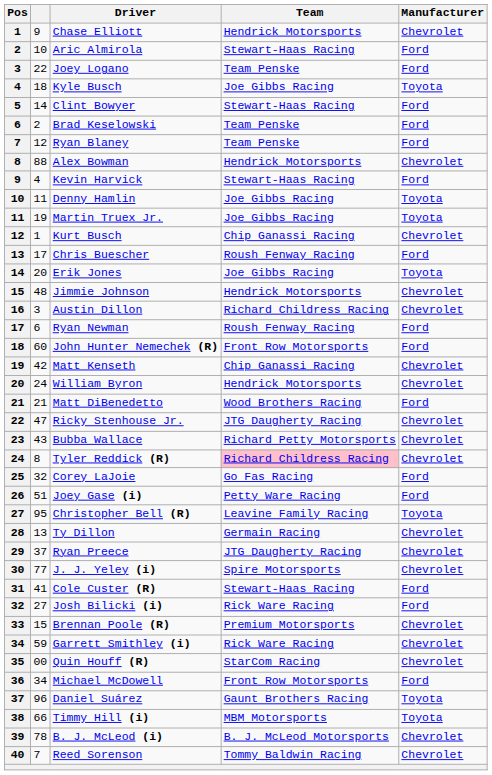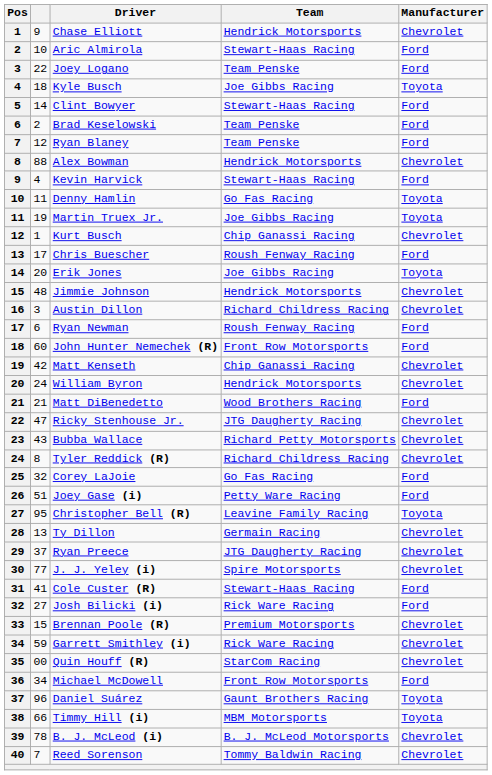(279, 199) Joe Gibbs Racing -> (268, 199) Go Fas Racing
(306, 459) pink background -> (306, 459) no background
